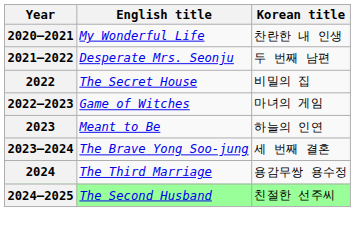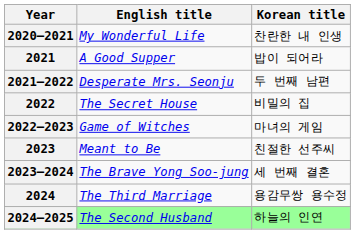+ row: (40, 58)
(289, 126) 하늘의 인연 -> (295, 149) 친절한 선주씨
(295, 194) 친절한 선주씨 -> (289, 217) 하늘의 인연
